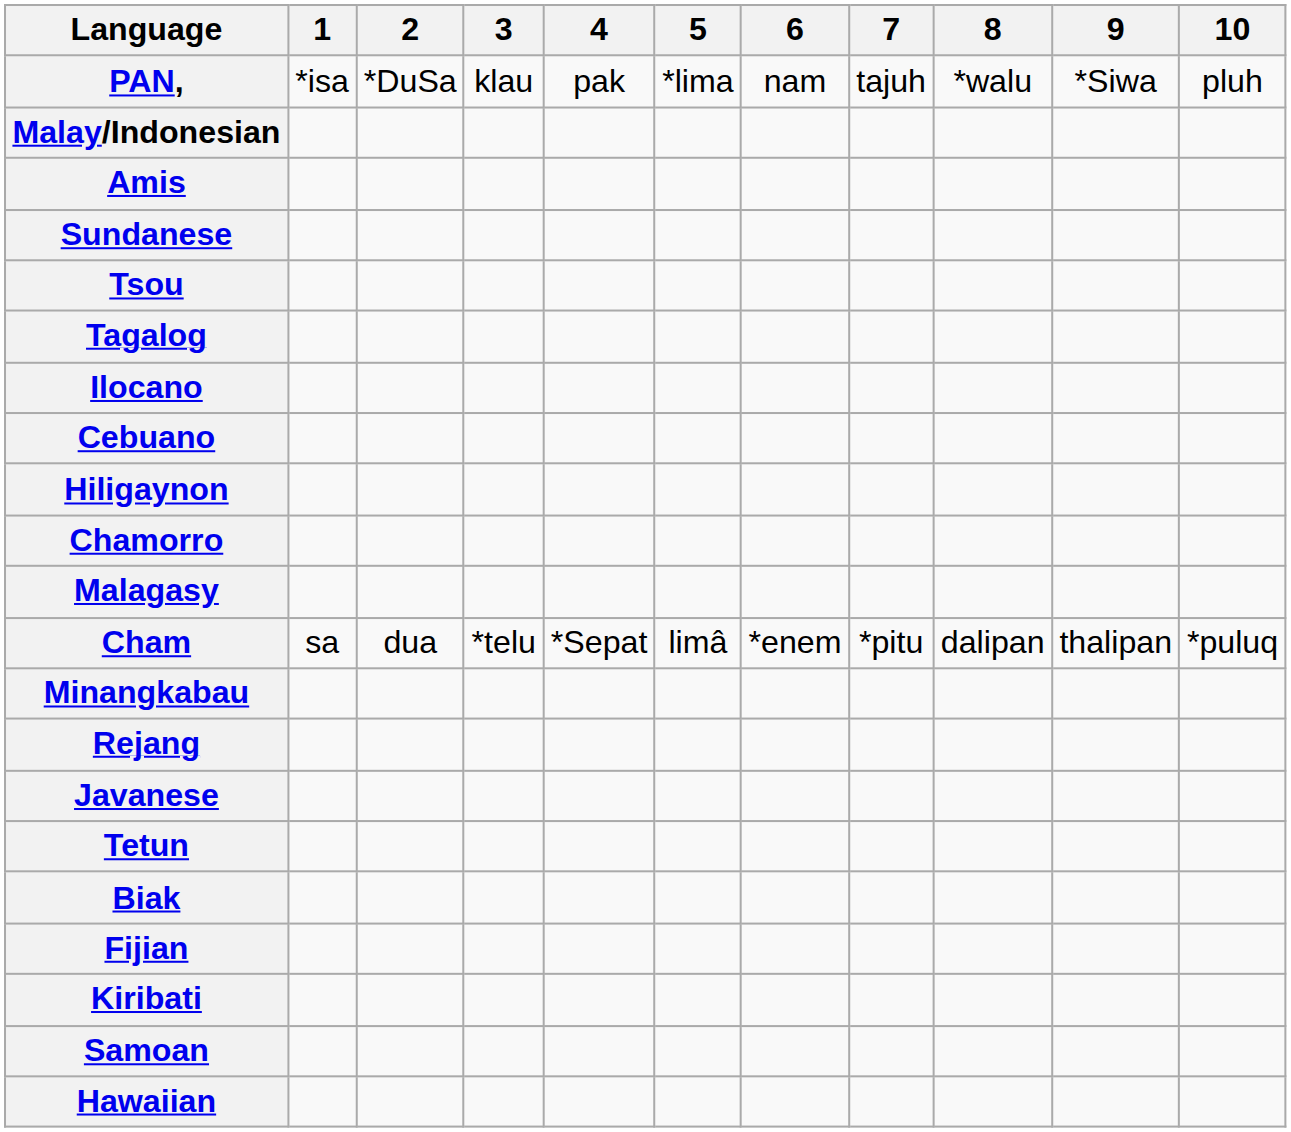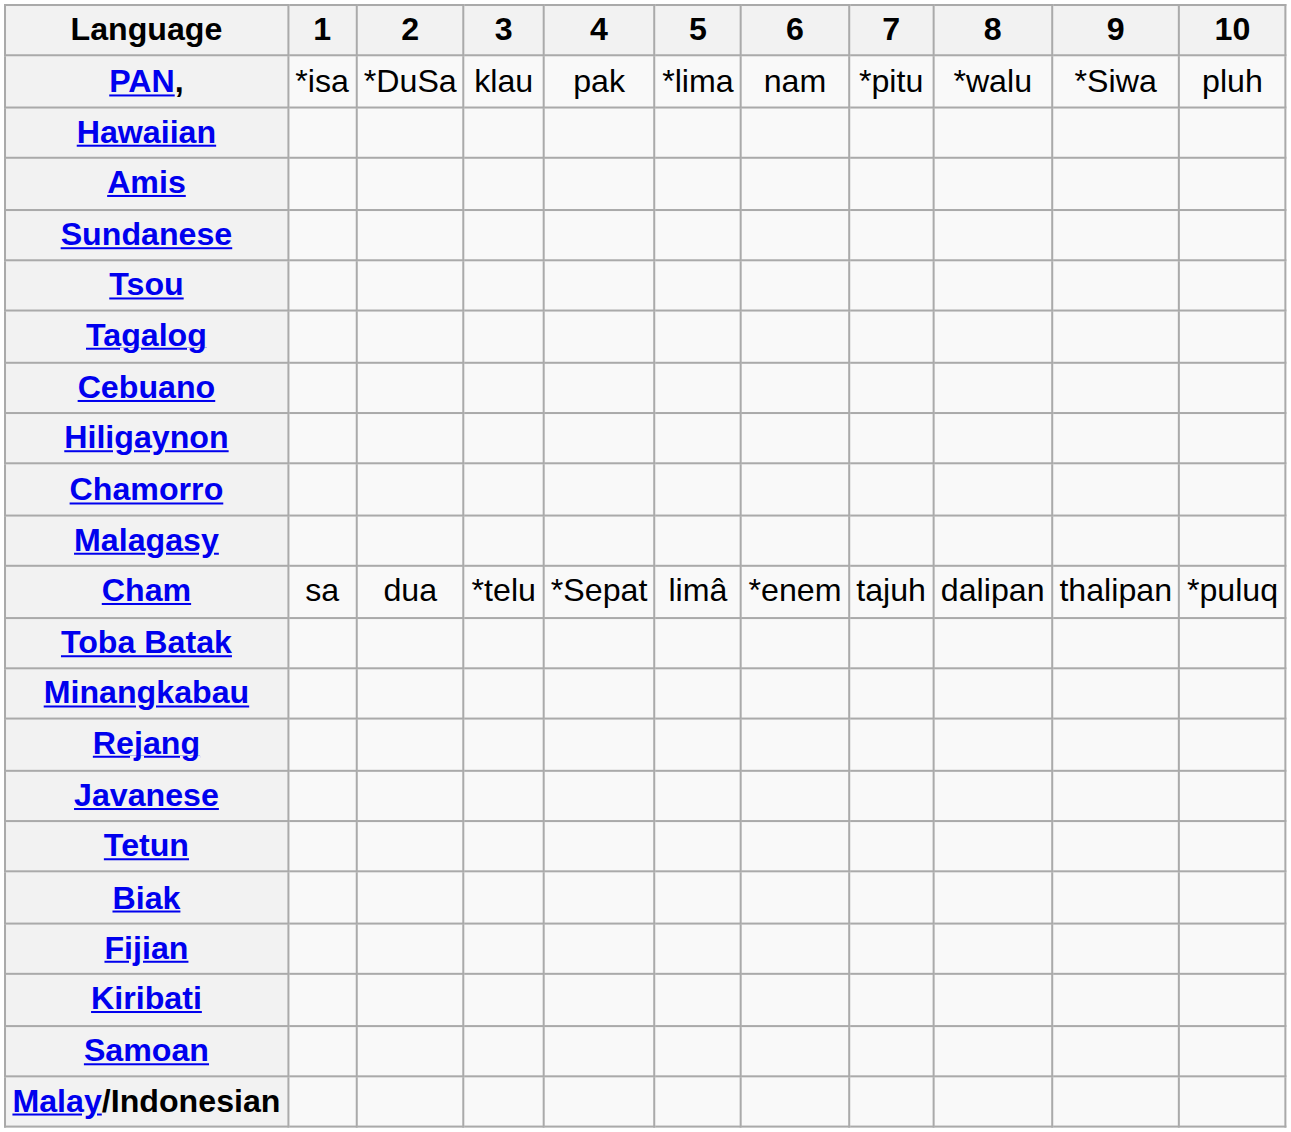(891, 81) tajuh -> (891, 81) *pitu
rows swapped: (146, 132) <-> (146, 1101)
- row: (146, 387)
(891, 642) *pitu -> (891, 591) tajuh
+ row: (146, 642)
